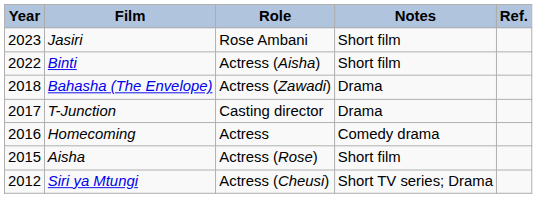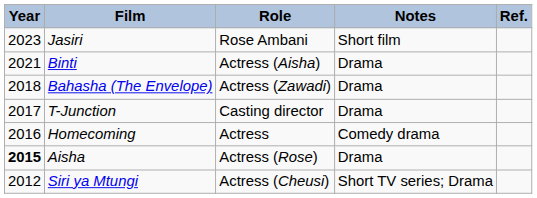(24, 63) 2022 -> (24, 63) 2021
(369, 63) Short film -> (360, 63) Drama
(24, 157) normal -> (24, 157) bold
(369, 157) Short film -> (360, 157) Drama
